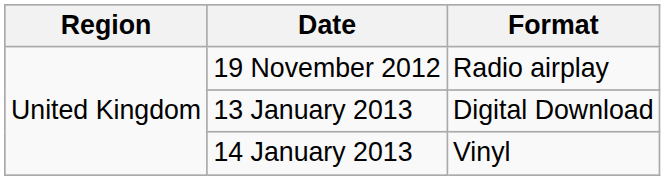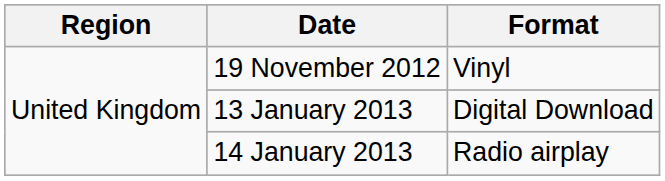(531, 68) Radio airplay -> (482, 68) Vinyl
(482, 152) Vinyl -> (531, 152) Radio airplay
